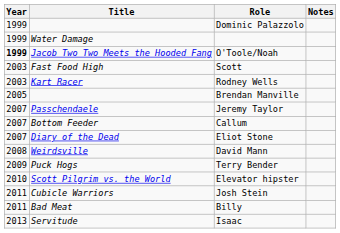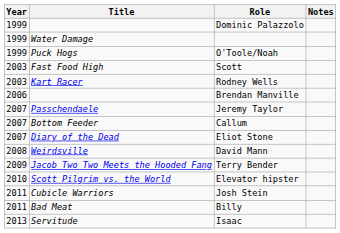(17, 53) bold -> (17, 53) normal
(122, 53) Jacob Two Two Meets the Hooded Fang -> (54, 53) Puck Hogs
(17, 95) 2005 -> (17, 95) 2006
(54, 165) Puck Hogs -> (122, 165) Jacob Two Two Meets the Hooded Fang
